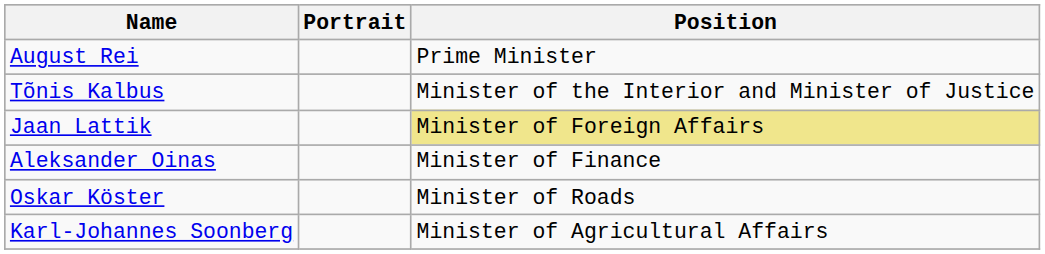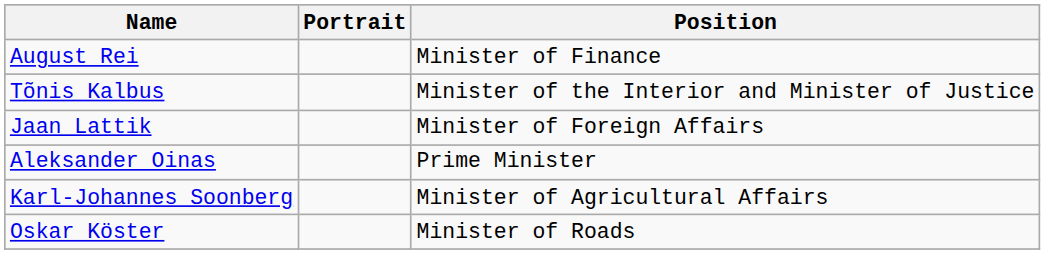(507, 57) Prime Minister -> (539, 57) Minister of Finance
(590, 127) khaki background -> (590, 127) no background
(539, 162) Minister of Finance -> (507, 162) Prime Minister
rows swapped: (152, 232) <-> (87, 197)
